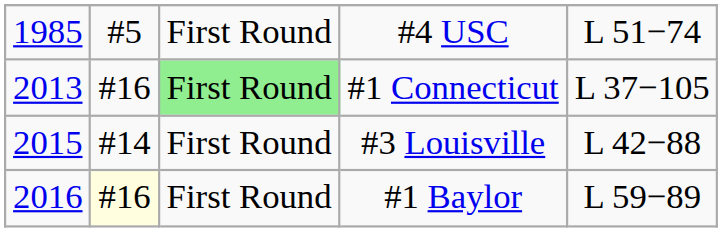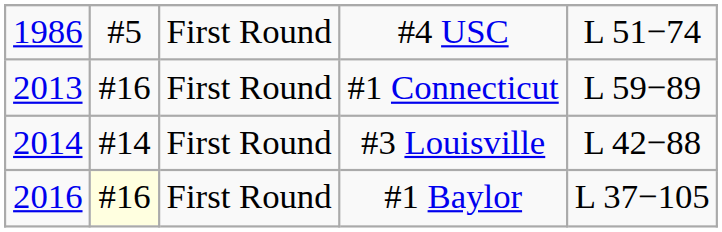(48, 32) 1985 -> (48, 32) 1986
(249, 87) lightgreen background -> (249, 87) no background
(642, 87) L 37−105 -> (642, 87) L 59−89
(48, 142) 2015 -> (48, 142) 2014
(642, 197) L 59−89 -> (642, 197) L 37−105
